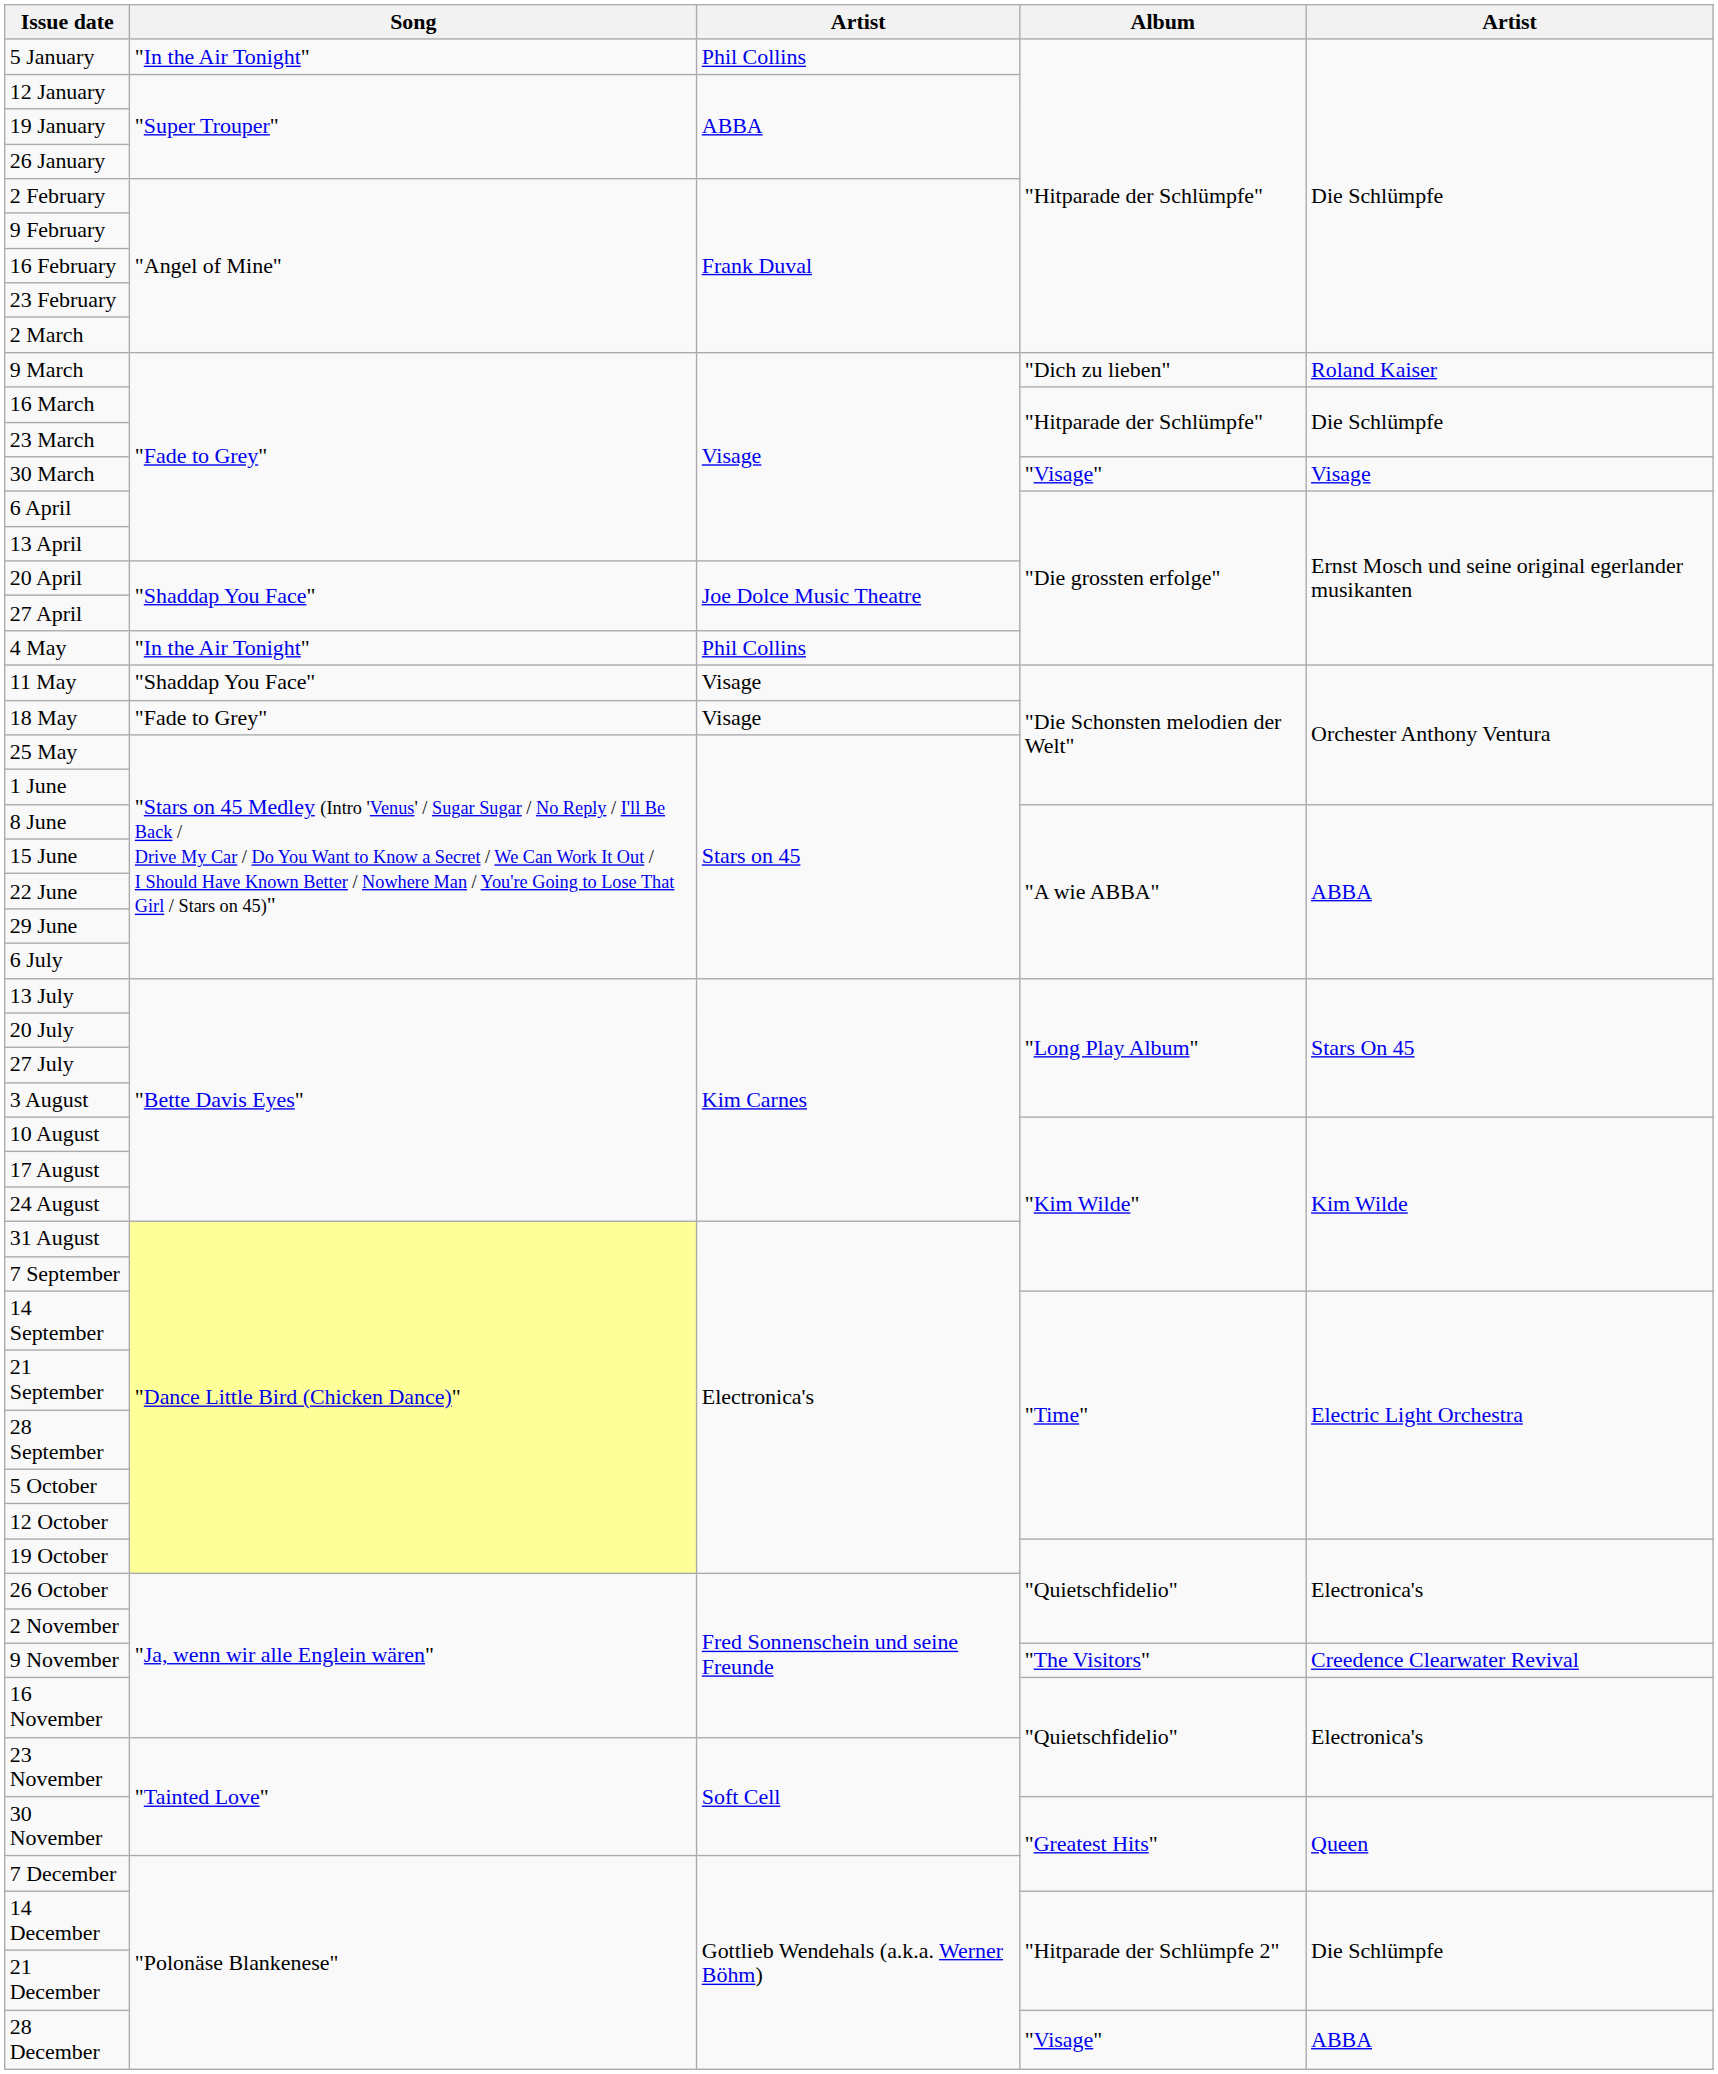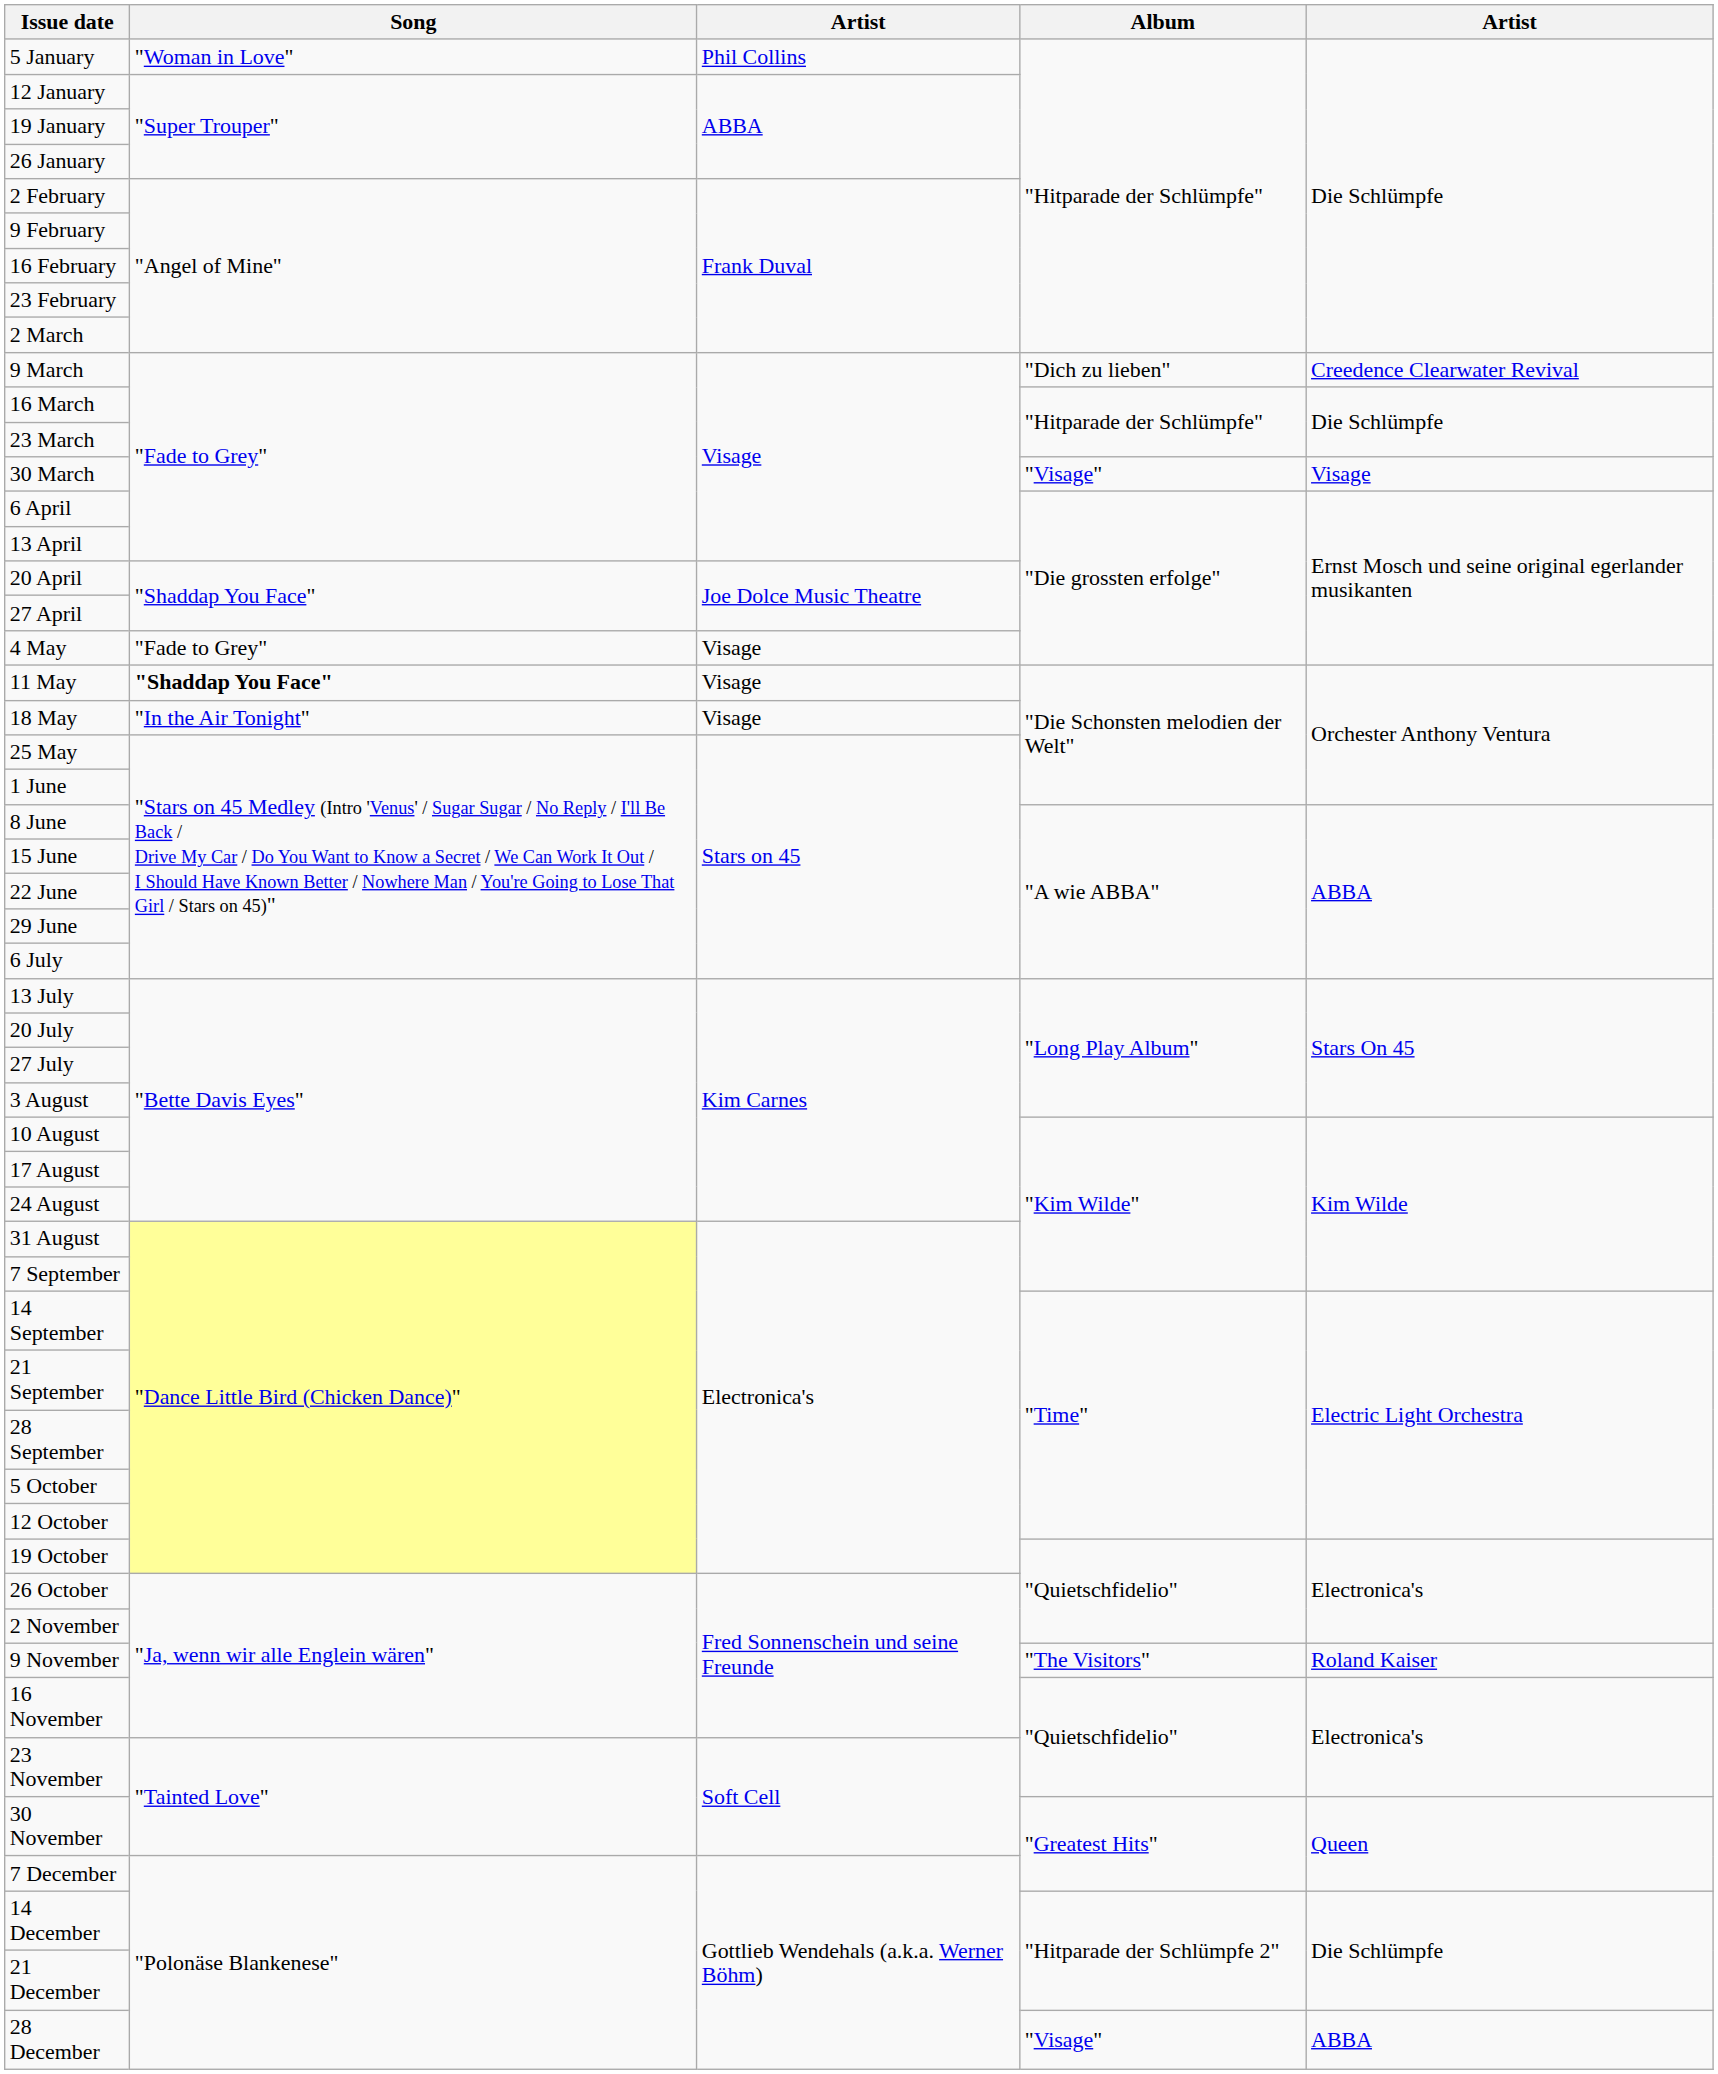(222, 56) "In the Air Tonight" -> (214, 56) "Woman in Love"
(1374, 369) Roland Kaiser -> (1445, 369) Creedence Clearwater Revival
(222, 647) "In the Air Tonight" -> (201, 647) "Fade to Grey"
(754, 647) Phil Collins -> (732, 647) Visage
(225, 682) normal -> (234, 682) bold
(201, 717) "Fade to Grey" -> (222, 717) "In the Air Tonight"
(1445, 1660) Creedence Clearwater Revival -> (1374, 1660) Roland Kaiser
